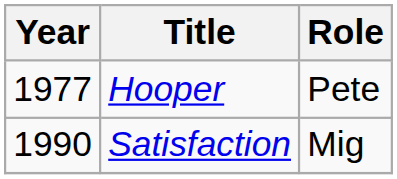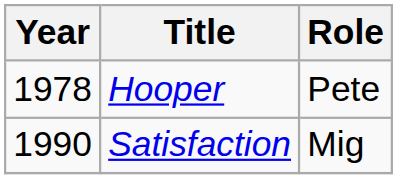(53, 88) 1977 -> (53, 88) 1978
